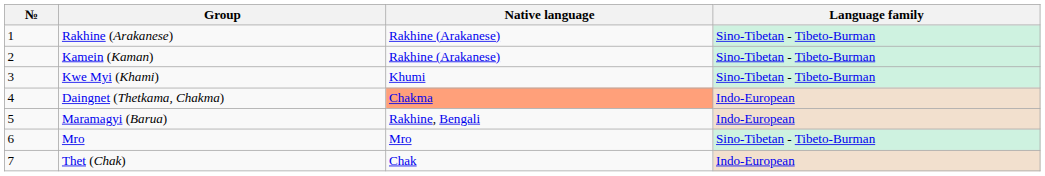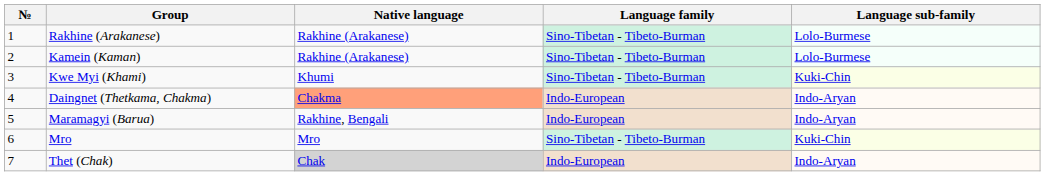+ column: (916, 14)
(403, 160) no background -> (311, 160) lightgrey background
